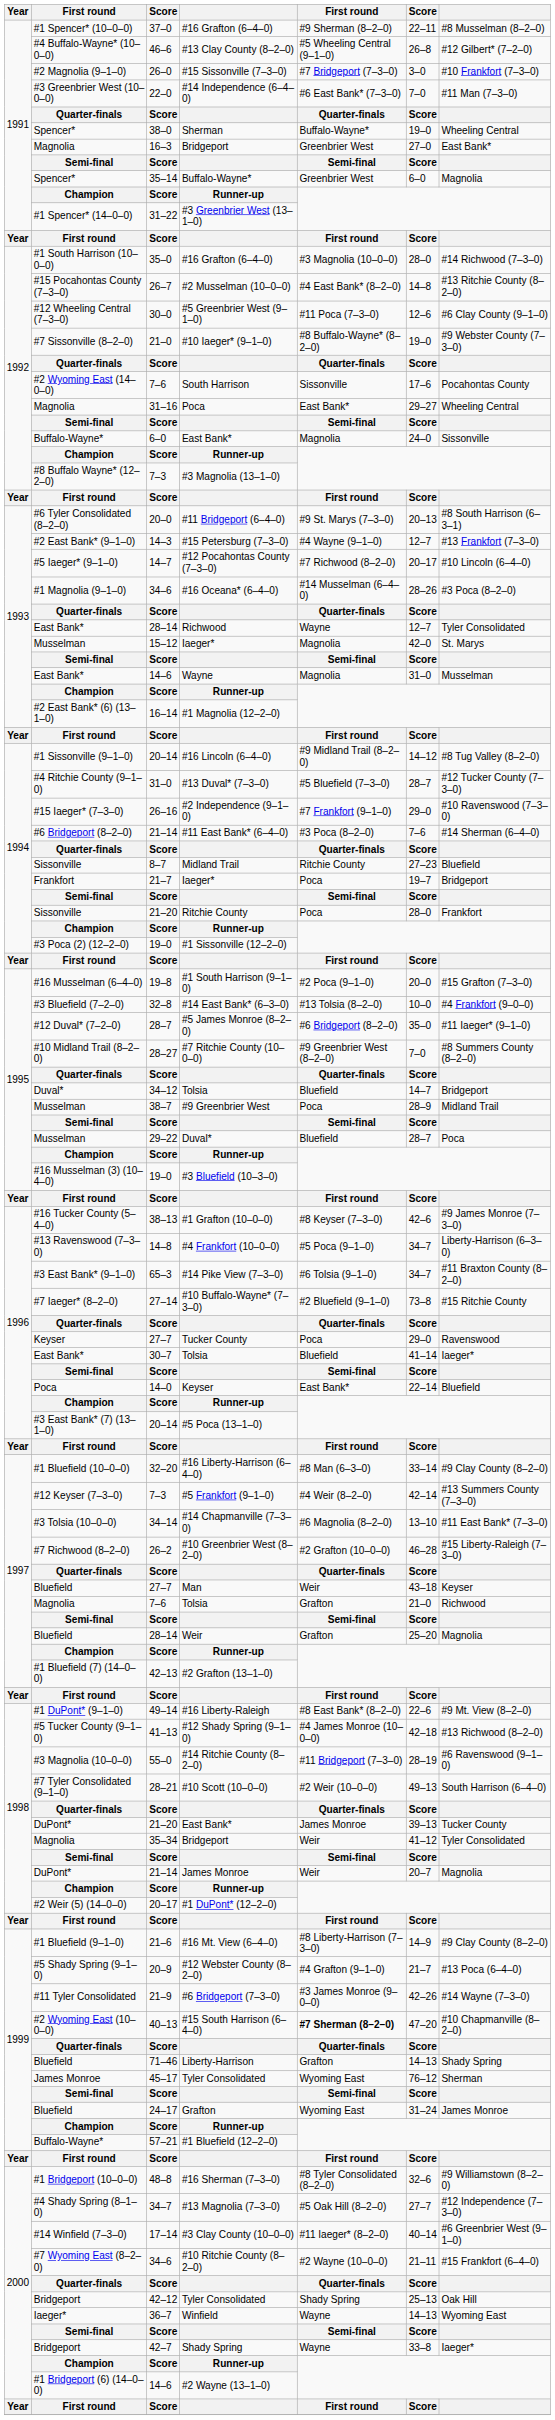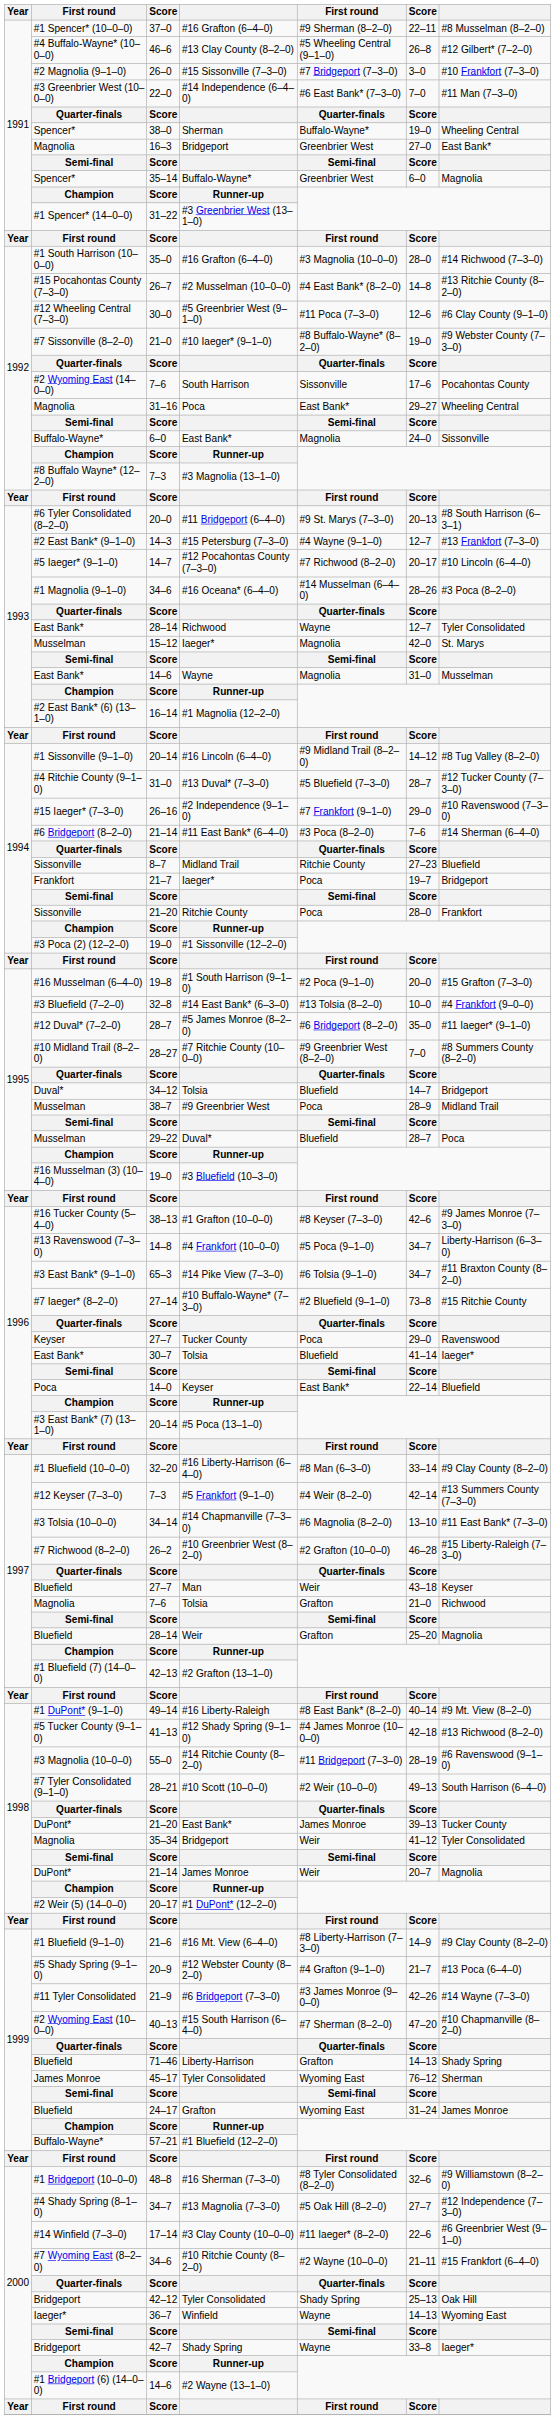(420, 1711) 22–6 -> (423, 1711) 40–14
(347, 2025) bold -> (346, 2025) normal
(423, 2234) 40–14 -> (420, 2234) 22–6
